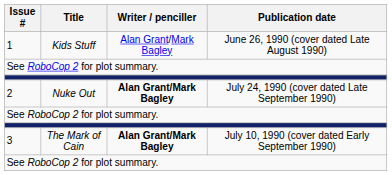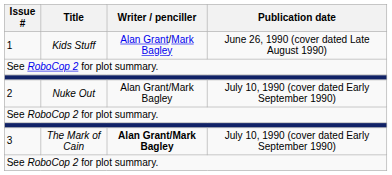(157, 93) bold -> (157, 93) normal
(297, 93) July 24, 1990 (cover dated Late September 1990) -> (297, 93) July 10, 1990 (cover dated Early September 1990)
